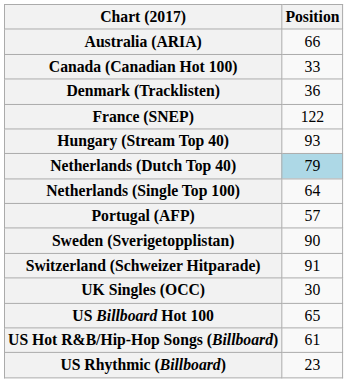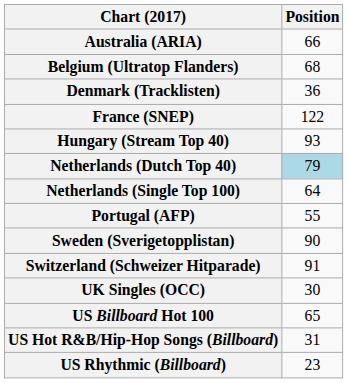+ row: (143, 66)
- row: (143, 66)
(312, 215) 57 -> (312, 215) 55
(312, 340) 61 -> (312, 340) 31
